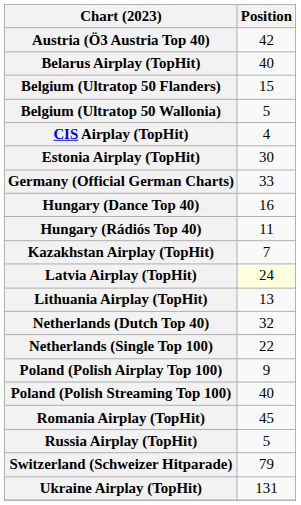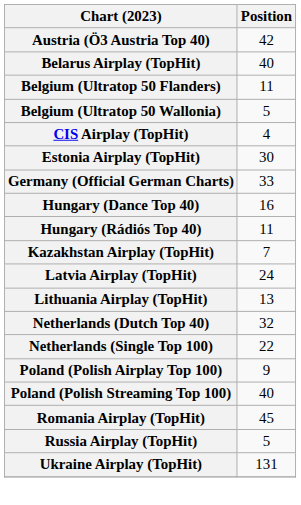(266, 87) 15 -> (266, 87) 11
(266, 275) lightyellow background -> (266, 275) no background
- row: (121, 464)
